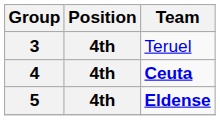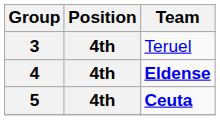(168, 73) Ceuta -> (178, 73) Eldense
(178, 100) Eldense -> (168, 100) Ceuta
